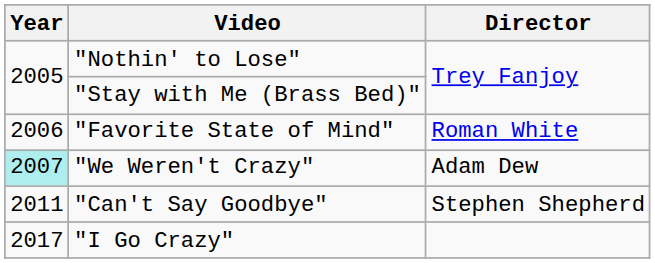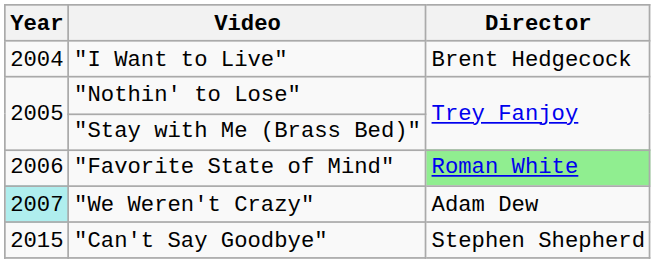+ row: (181, 59)
(505, 132) no background -> (505, 168) lightgreen background
(37, 204) 2011 -> (37, 240) 2015
- row: (154, 240)
